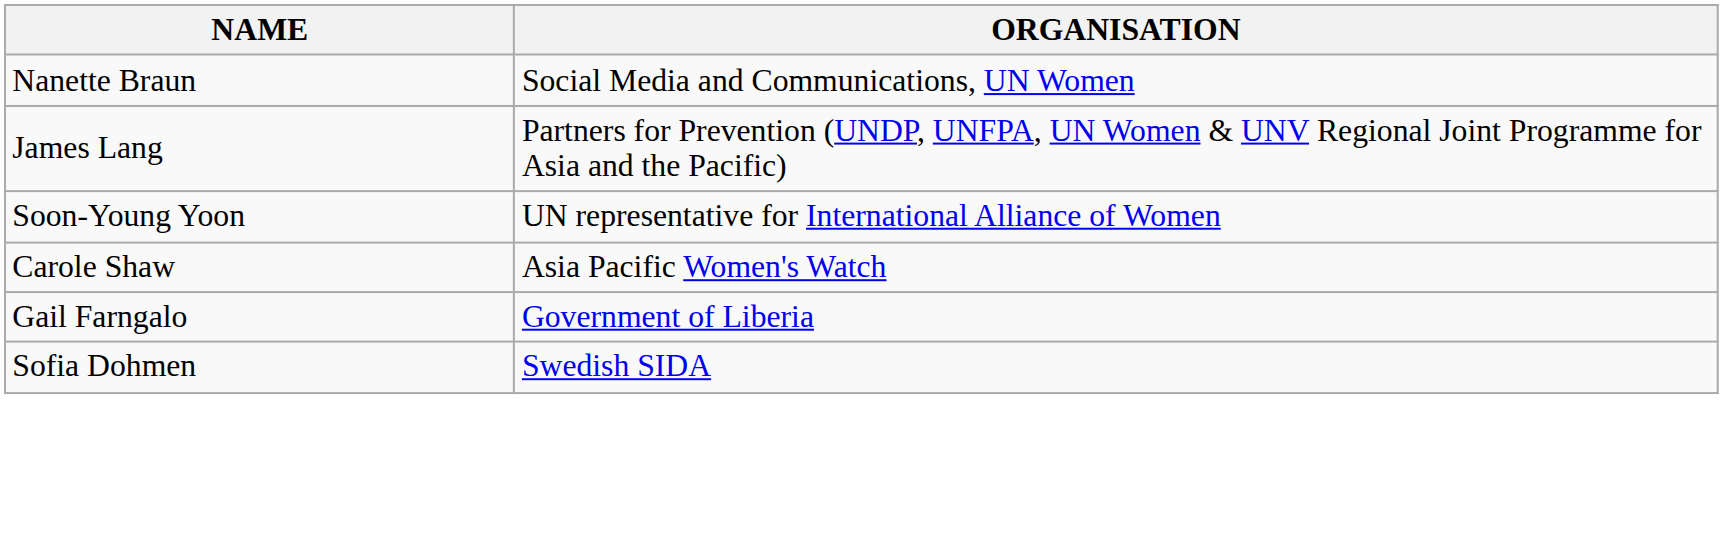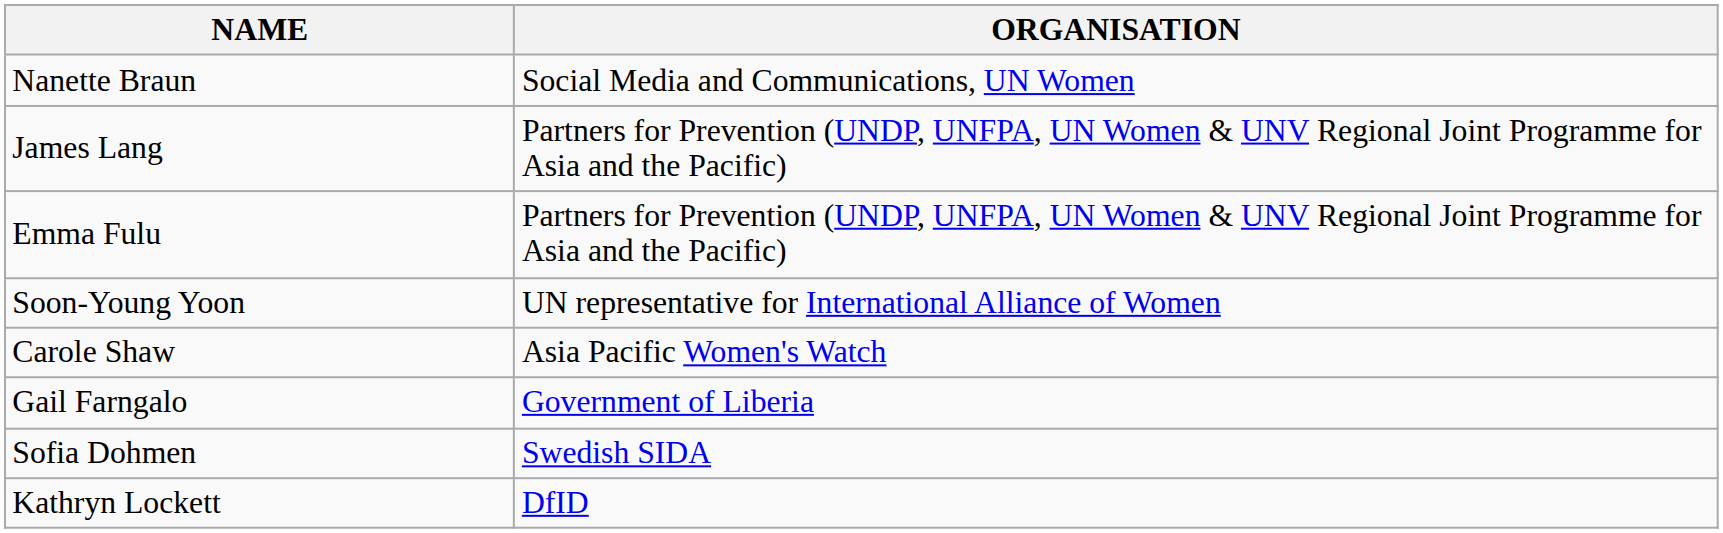+ row: (87, 233)
+ row: (117, 502)
